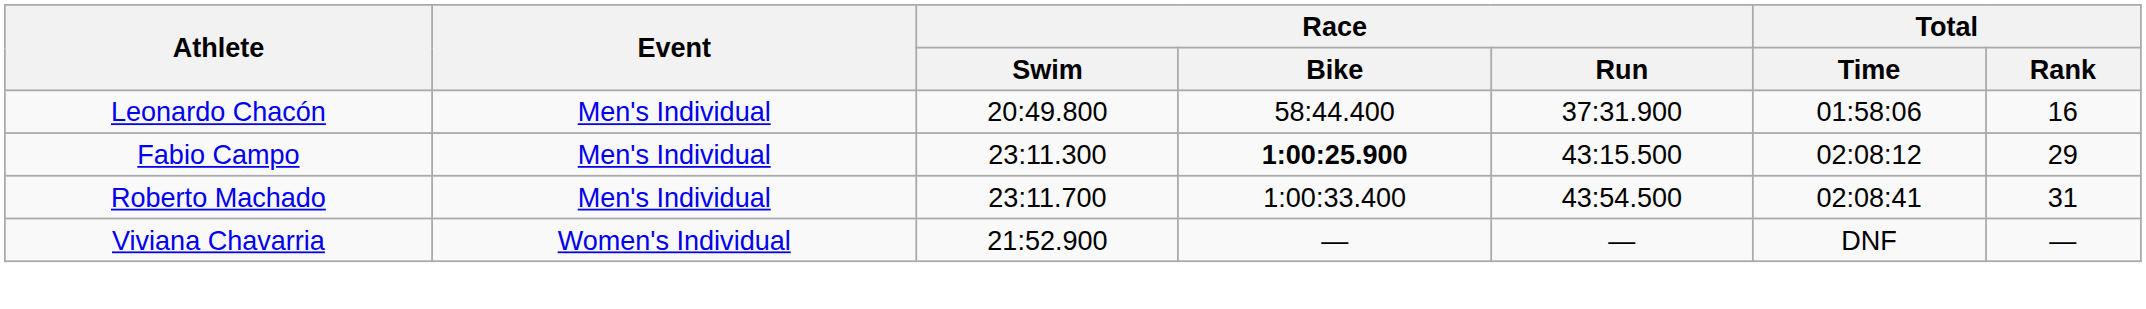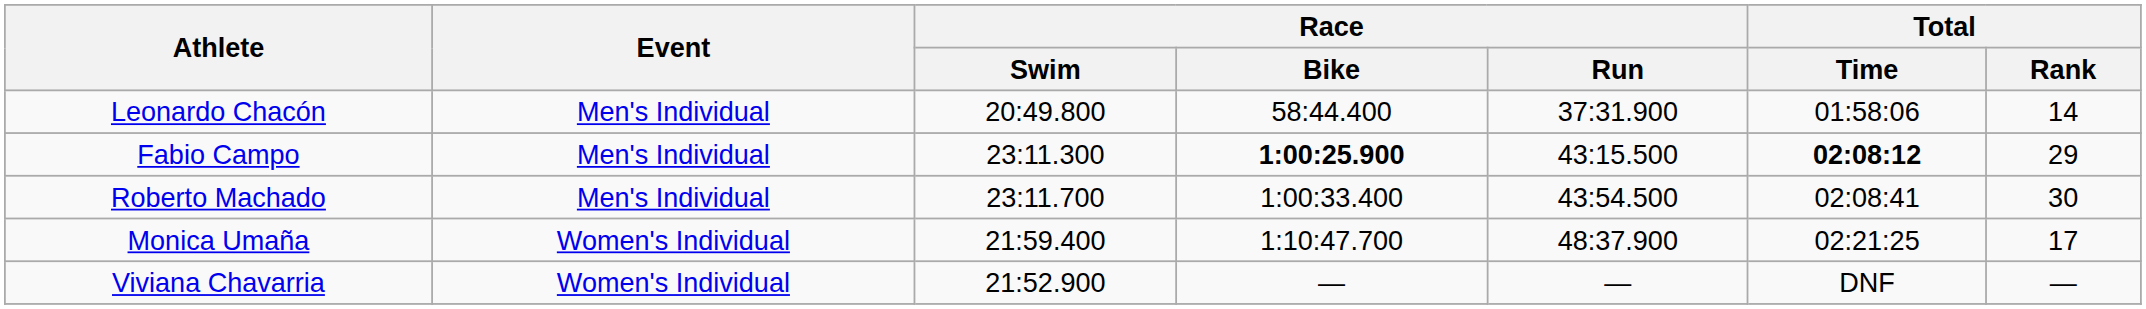(2063, 112) 16 -> (2063, 112) 14
(1869, 155) normal -> (1867, 155) bold
(2063, 198) 31 -> (2063, 198) 30
+ row: (218, 241)
